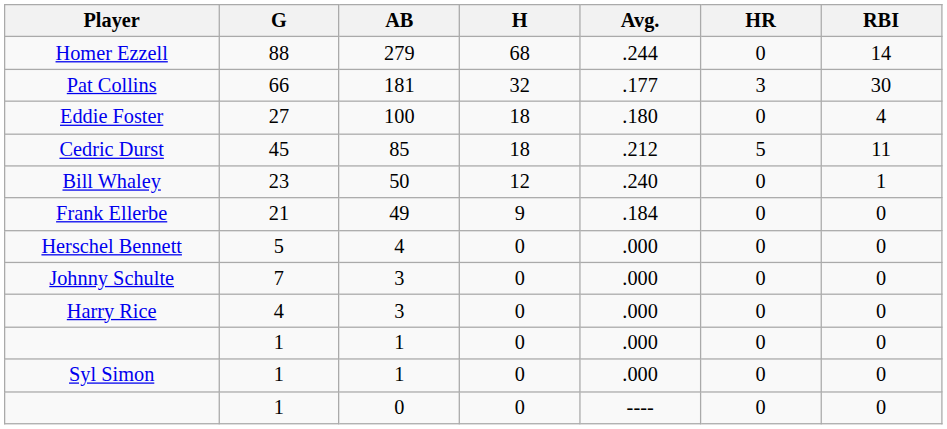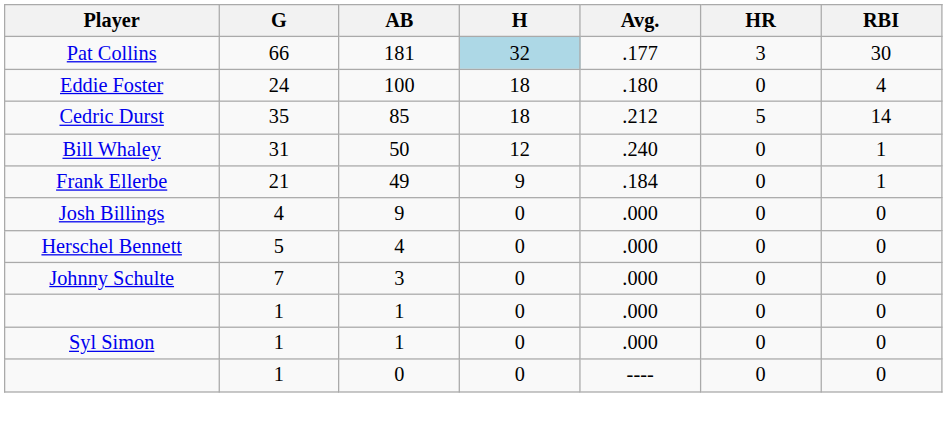- row: (112, 52)
(520, 85) no background -> (520, 52) lightblue background
(279, 117) 27 -> (279, 85) 24
(279, 149) 45 -> (279, 117) 35
(881, 149) 11 -> (881, 117) 14
(279, 181) 23 -> (279, 149) 31
(881, 213) 0 -> (881, 181) 1
+ row: (112, 213)
- row: (112, 310)
